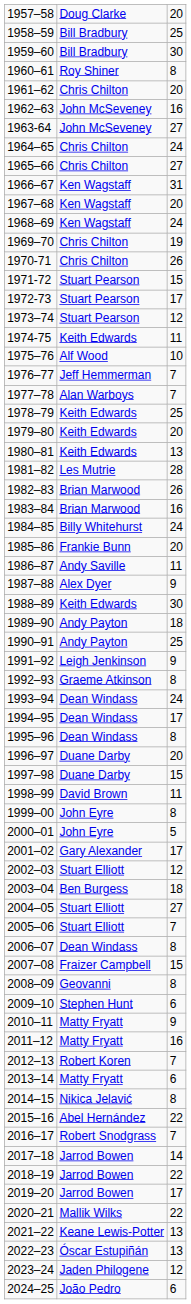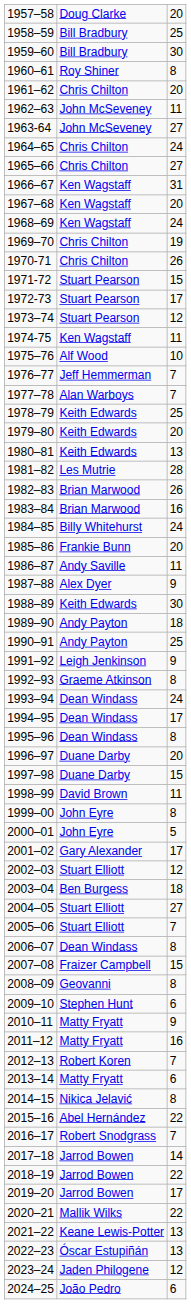(176, 109) 16 -> (176, 109) 11
(98, 337) Keith Edwards -> (95, 337) Ken Wagstaff
